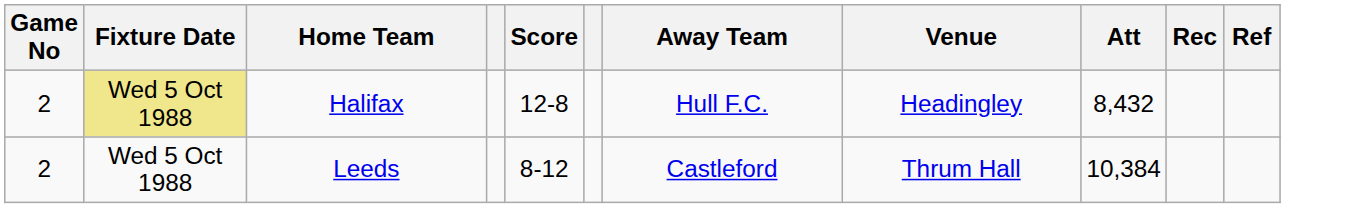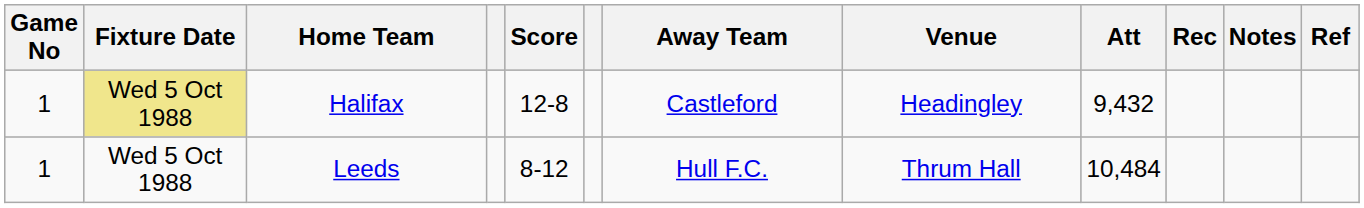+ column: (1263, 37)
(44, 103) 2 -> (44, 103) 1
(722, 103) Hull F.C. -> (722, 103) Castleford
(1124, 103) 8,432 -> (1124, 103) 9,432
(44, 169) 2 -> (44, 169) 1
(722, 169) Castleford -> (722, 169) Hull F.C.
(1124, 169) 10,384 -> (1124, 169) 10,484
